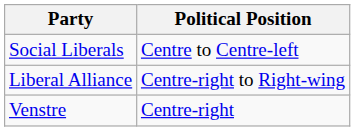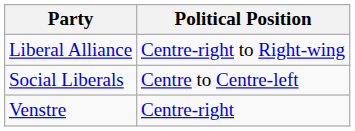rows swapped: (66, 49) <-> (71, 79)
